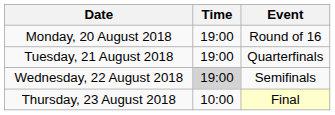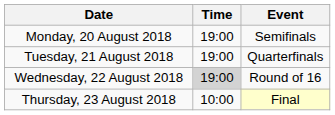(285, 36) Round of 16 -> (285, 36) Semifinals
(285, 78) Semifinals -> (285, 78) Round of 16
